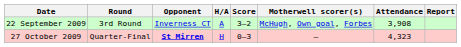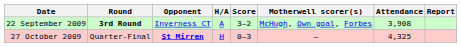(120, 23) normal -> (120, 23) bold
(399, 36) 4,323 -> (399, 36) 4,325
